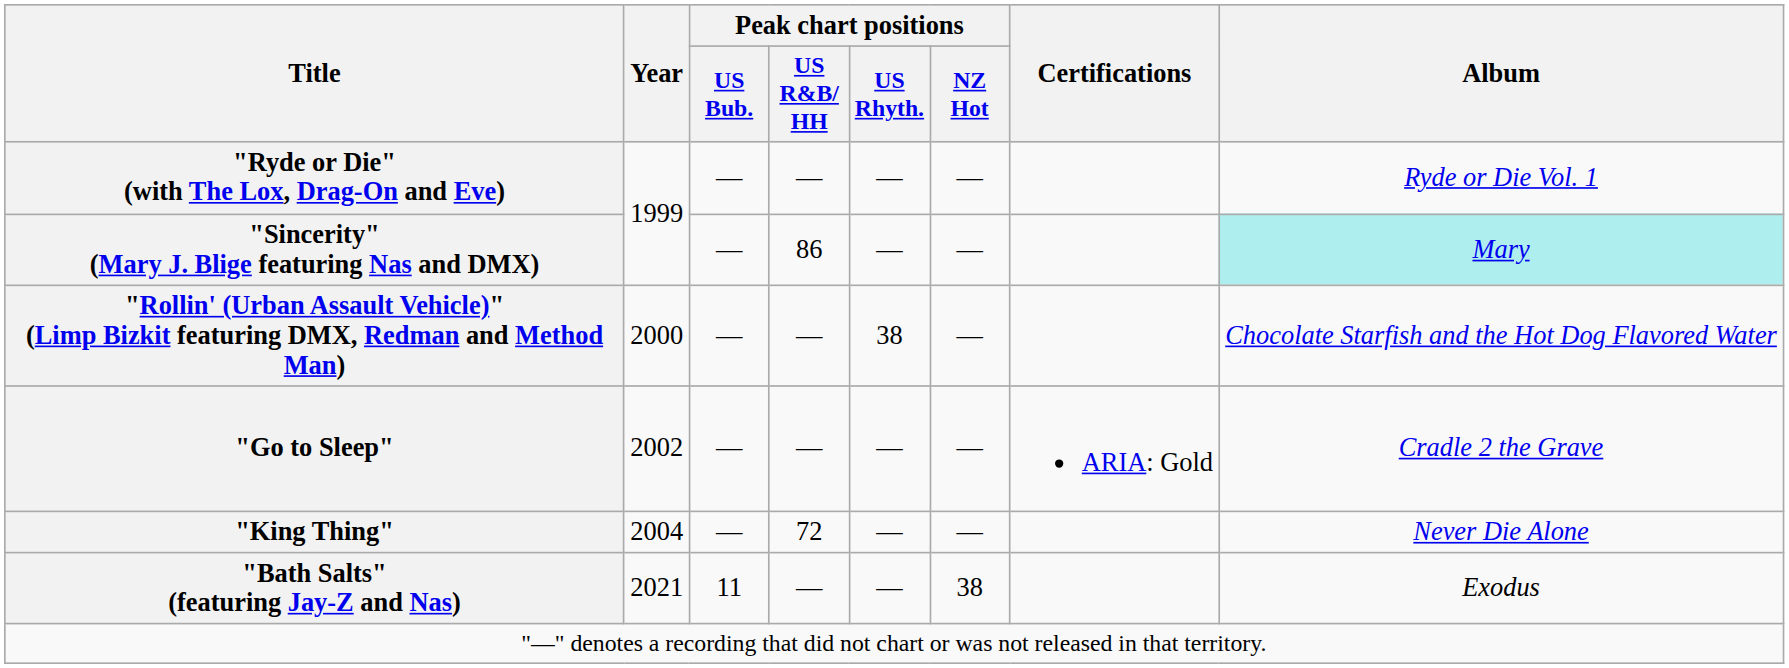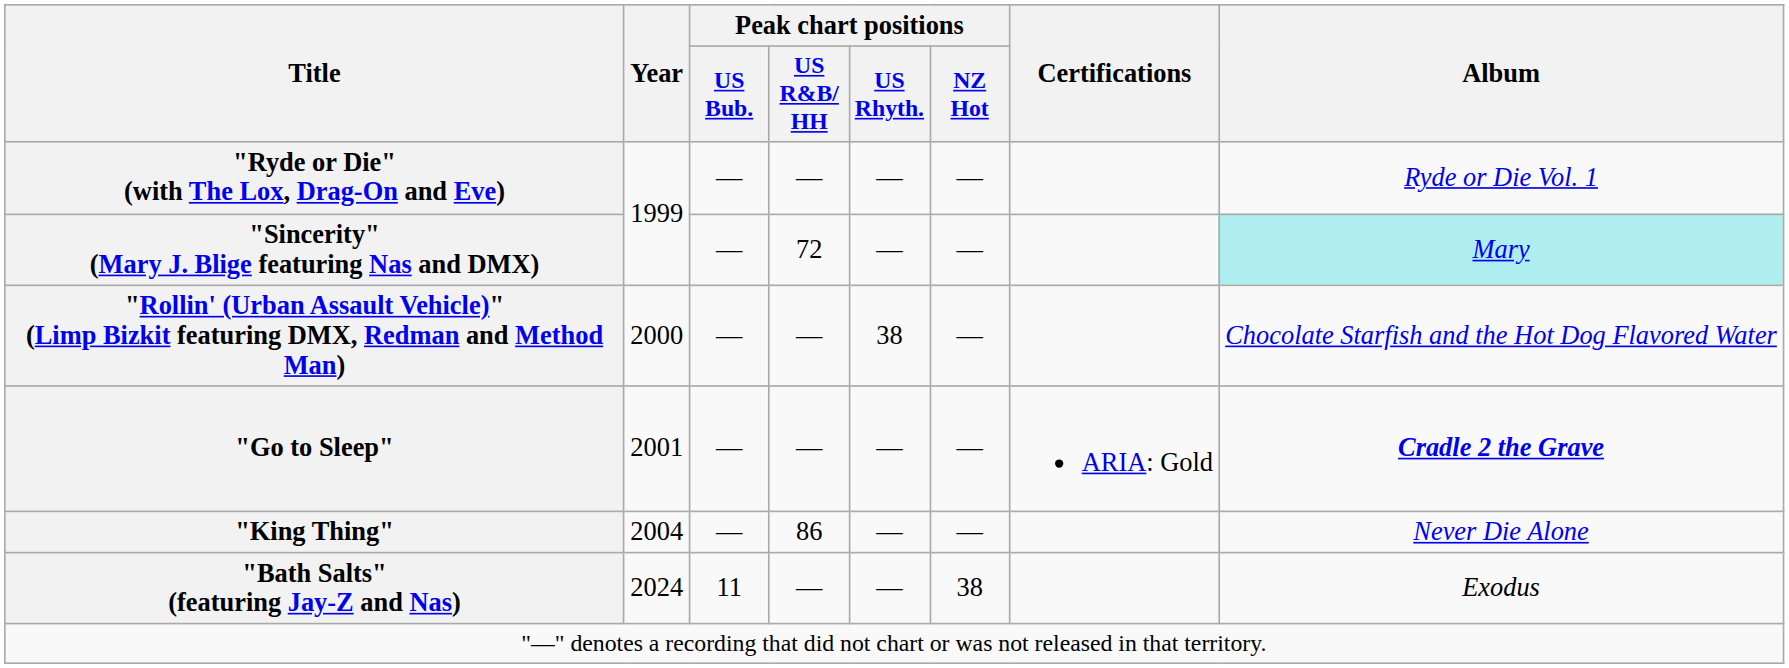(809, 249) 86 -> (809, 249) 72
(657, 448) 2002 -> (657, 448) 2001
(1501, 448) normal -> (1501, 448) bold
(809, 531) 72 -> (809, 531) 86
(657, 588) 2021 -> (657, 588) 2024
